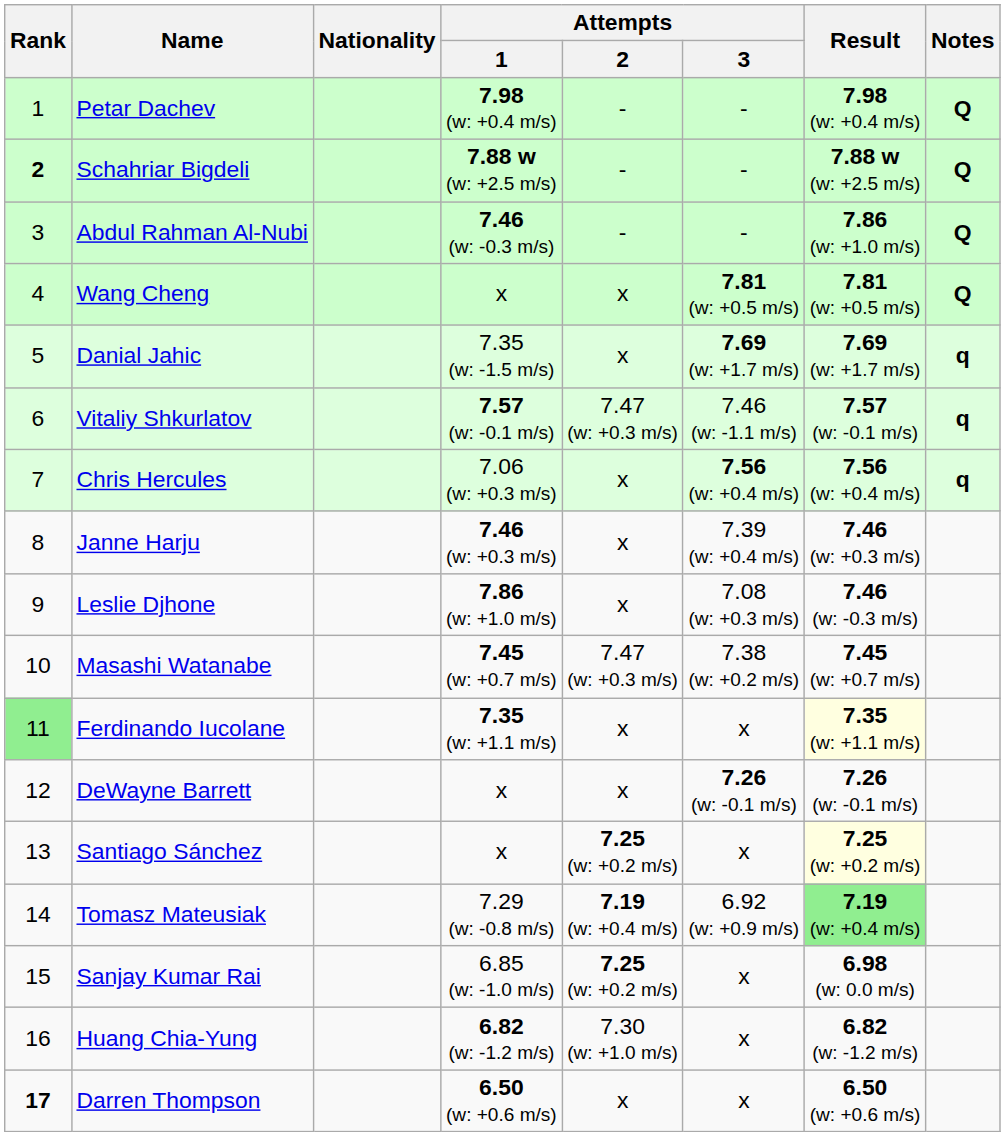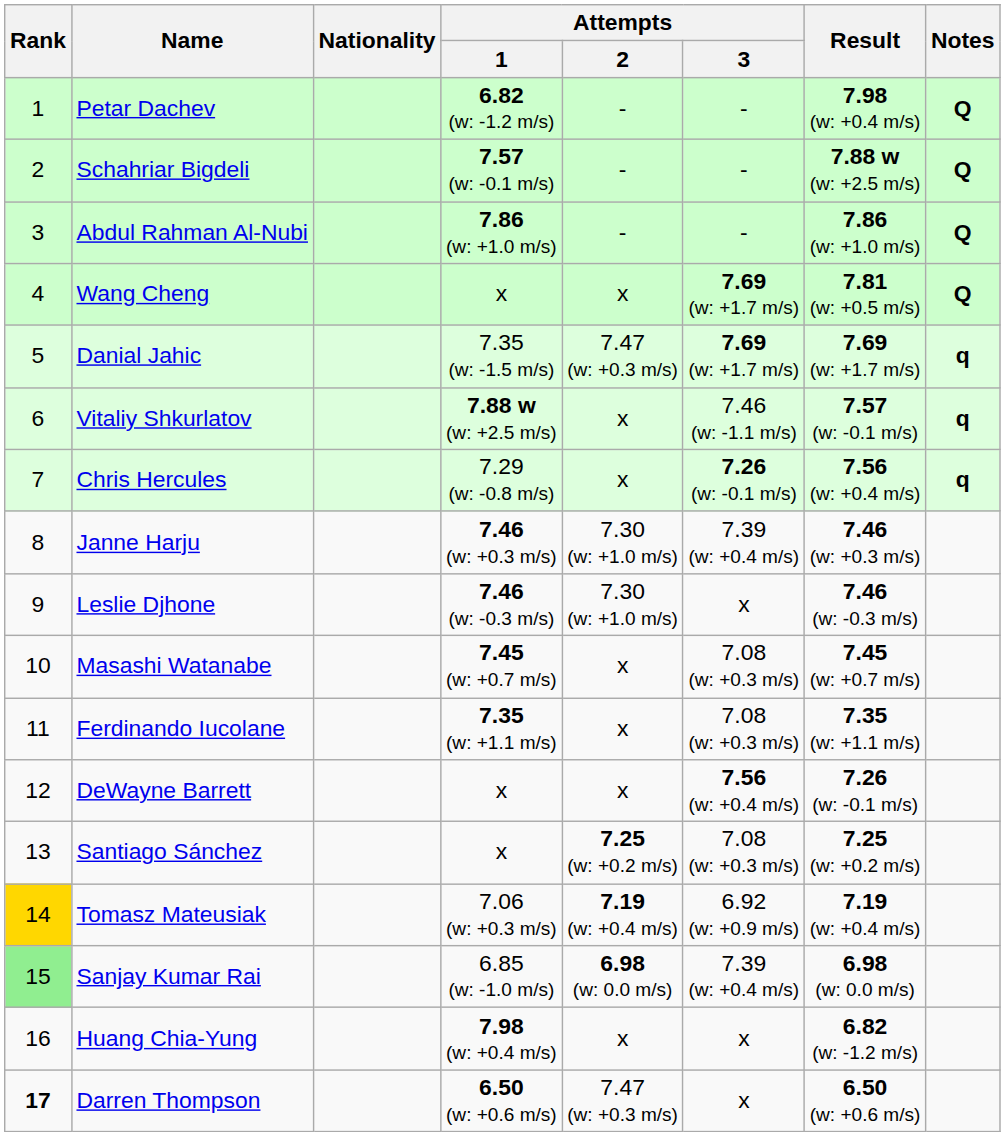(501, 108) 7.98 (w: +0.4 m/s) -> (501, 108) 6.82 (w: -1.2 m/s)
(38, 170) bold -> (38, 170) normal
(501, 170) 7.88 w (w: +2.5 m/s) -> (501, 170) 7.57 (w: -0.1 m/s)
(501, 232) 7.46 (w: -0.3 m/s) -> (501, 232) 7.86 (w: +1.0 m/s)
(744, 294) 7.81 (w: +0.5 m/s) -> (744, 294) 7.69 (w: +1.7 m/s)
(623, 356) x -> (623, 356) 7.47 (w: +0.3 m/s)
(501, 418) 7.57 (w: -0.1 m/s) -> (501, 418) 7.88 w (w: +2.5 m/s)
(623, 418) 7.47 (w: +0.3 m/s) -> (623, 418) x
(501, 480) 7.06 (w: +0.3 m/s) -> (501, 480) 7.29 (w: -0.8 m/s)
(744, 480) 7.56 (w: +0.4 m/s) -> (744, 480) 7.26 (w: -0.1 m/s)
(623, 542) x -> (623, 542) 7.30 (w: +1.0 m/s)
(501, 604) 7.86 (w: +1.0 m/s) -> (501, 604) 7.46 (w: -0.3 m/s)
(623, 604) x -> (623, 604) 7.30 (w: +1.0 m/s)
(744, 604) 7.08 (w: +0.3 m/s) -> (744, 604) x
(623, 666) 7.47 (w: +0.3 m/s) -> (623, 666) x
(744, 666) 7.38 (w: +0.2 m/s) -> (744, 666) 7.08 (w: +0.3 m/s)
(38, 728) lightgreen background -> (38, 728) no background
(744, 728) x -> (744, 728) 7.08 (w: +0.3 m/s)
(865, 728) lightyellow background -> (865, 728) no background
(744, 790) 7.26 (w: -0.1 m/s) -> (744, 790) 7.56 (w: +0.4 m/s)
(744, 852) x -> (744, 852) 7.08 (w: +0.3 m/s)
(865, 852) lightyellow background -> (865, 852) no background
(38, 914) no background -> (38, 914) gold background
(501, 914) 7.29 (w: -0.8 m/s) -> (501, 914) 7.06 (w: +0.3 m/s)
(865, 914) lightgreen background -> (865, 914) no background
(38, 976) no background -> (38, 976) lightgreen background
(623, 976) 7.25 (w: +0.2 m/s) -> (623, 976) 6.98 (w: 0.0 m/s)
(744, 976) x -> (744, 976) 7.39 (w: +0.4 m/s)
(501, 1038) 6.82 (w: -1.2 m/s) -> (501, 1038) 7.98 (w: +0.4 m/s)
(623, 1038) 7.30 (w: +1.0 m/s) -> (623, 1038) x
(623, 1100) x -> (623, 1100) 7.47 (w: +0.3 m/s)
